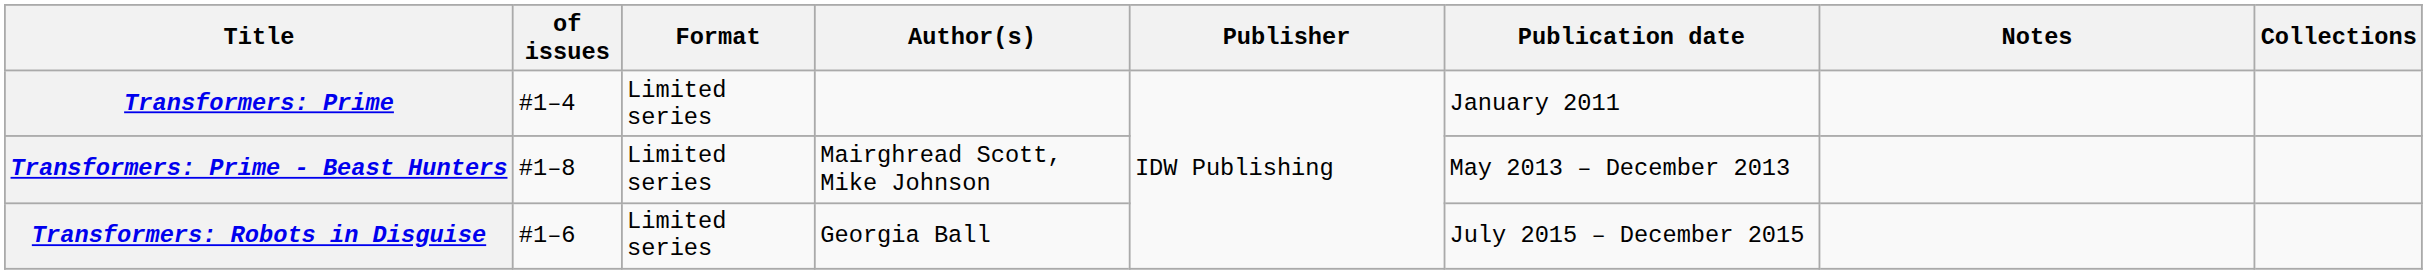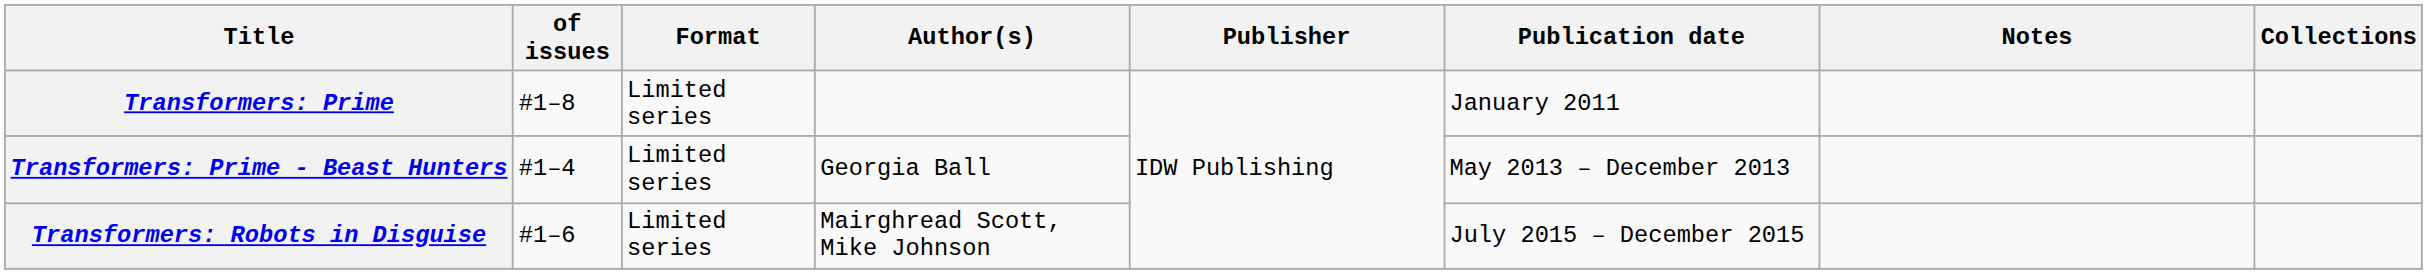(547, 104) #1–4 -> (547, 104) #1–8
(547, 170) #1–8 -> (547, 170) #1–4
(941, 170) Mairghread Scott, Mike Johnson -> (906, 170) Georgia Ball
(906, 235) Georgia Ball -> (941, 235) Mairghread Scott, Mike Johnson
